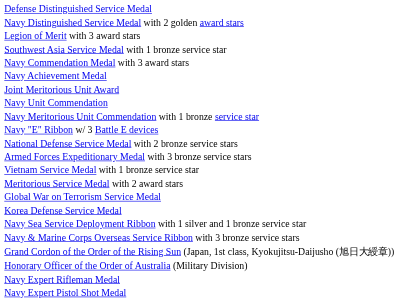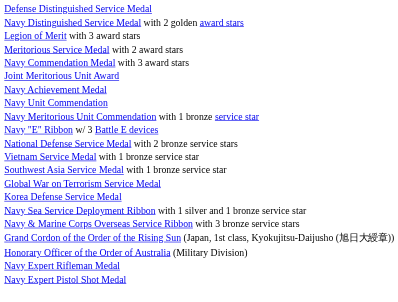rows swapped: (94, 183) <-> (115, 49)
rows swapped: (55, 76) <-> (62, 90)
- row: (128, 157)
